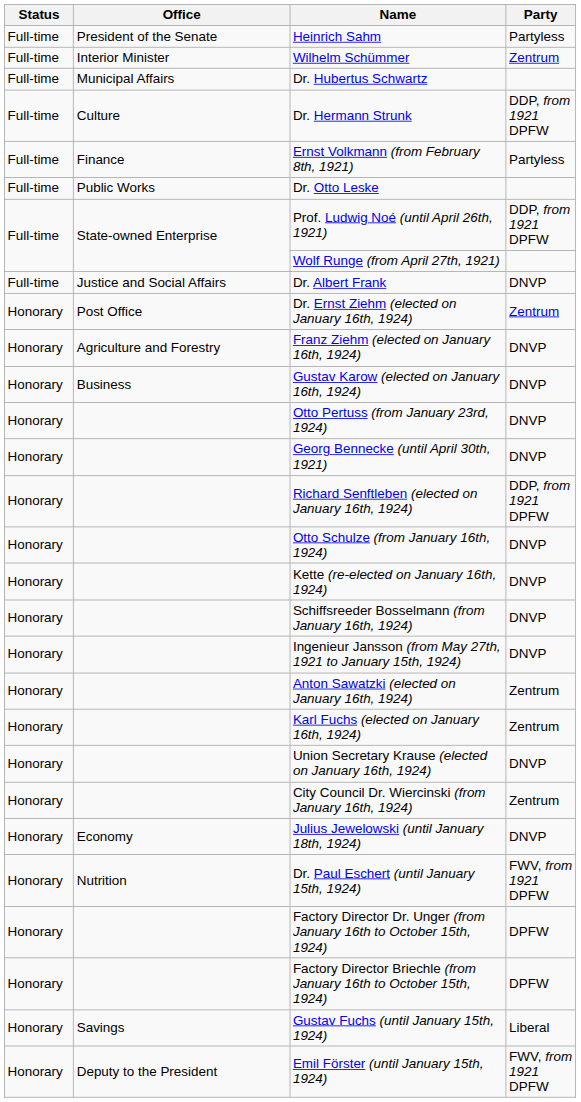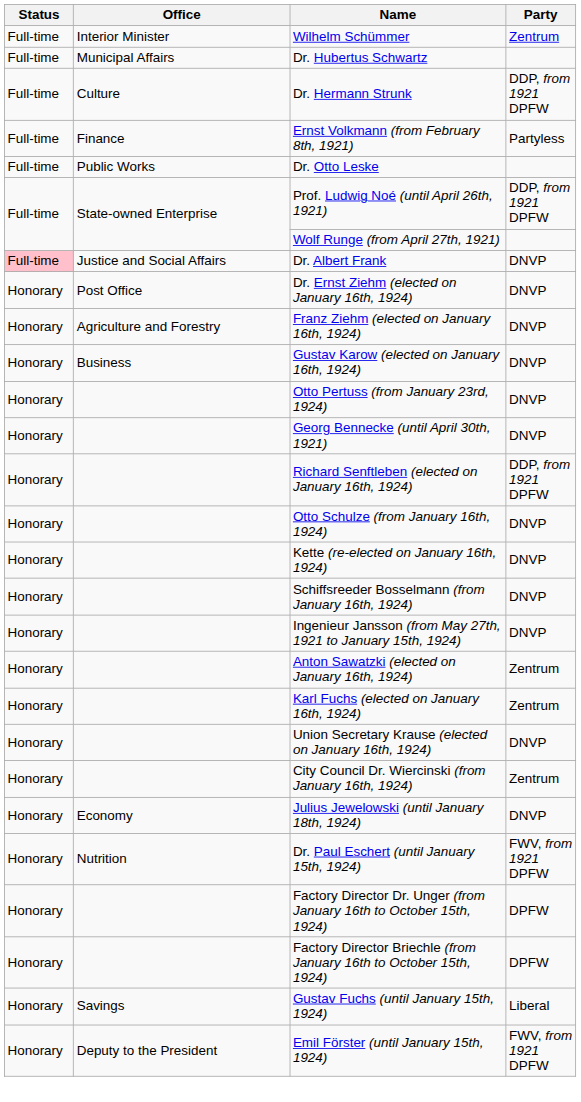- row: (337, 36)
(33, 282) no background -> (33, 261) pink background
(534, 311) Zentrum -> (528, 290) DNVP
